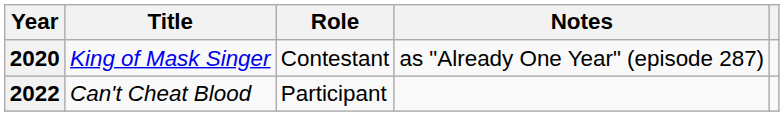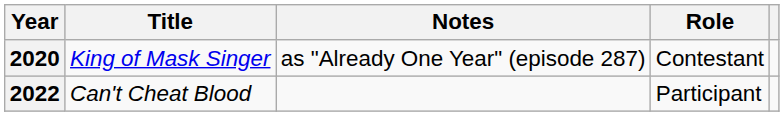columns swapped: (335, 22) <-> (582, 22)
